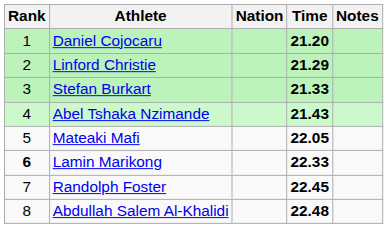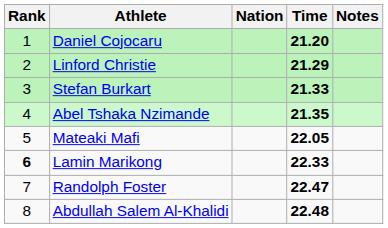(310, 114) 21.43 -> (310, 114) 21.35
(310, 187) 22.45 -> (310, 187) 22.47
